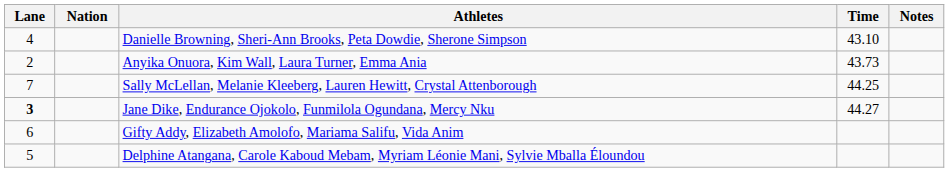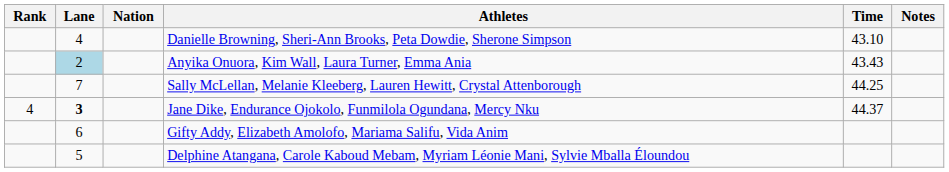+ column: (30, 16)
(30, 62) no background -> (79, 62) lightblue background
(863, 62) 43.73 -> (868, 62) 43.43
(863, 109) 44.27 -> (868, 109) 44.37
